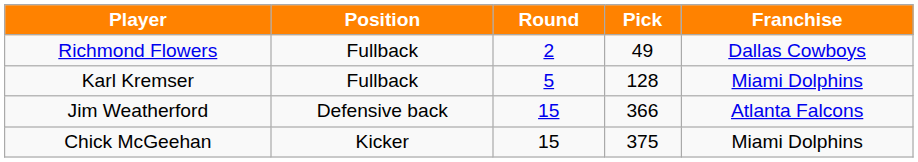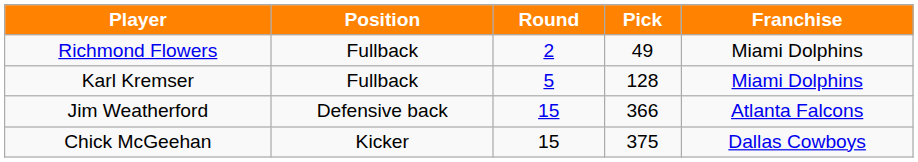(797, 50) Dallas Cowboys -> (797, 50) Miami Dolphins
(797, 141) Miami Dolphins -> (797, 141) Dallas Cowboys
